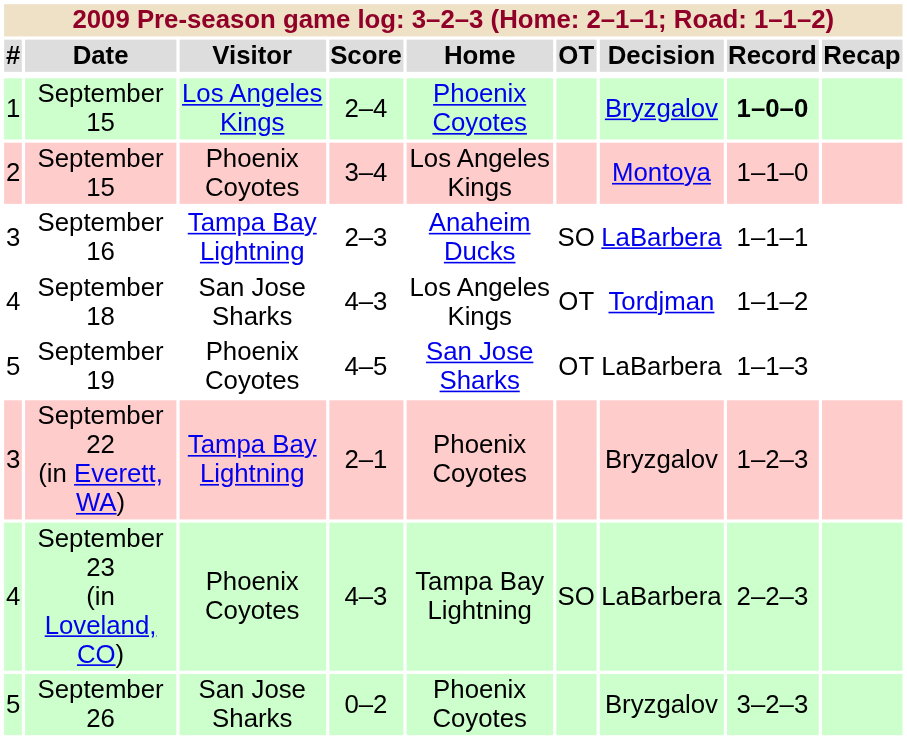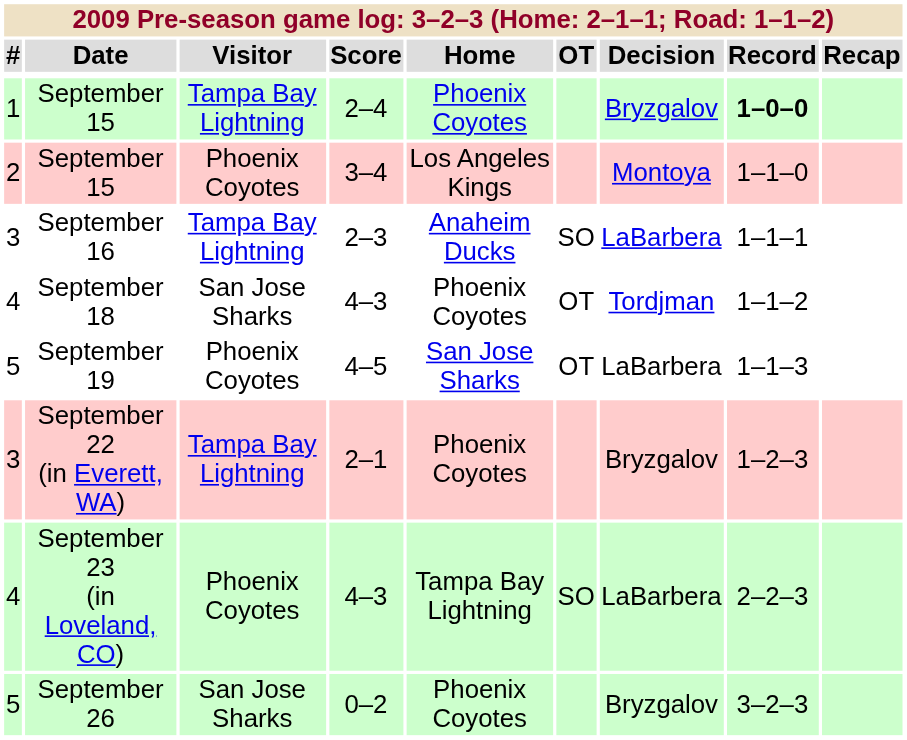(252, 108) Los Angeles Kings -> (252, 108) Tampa Bay Lightning
(480, 301) Los Angeles Kings -> (480, 301) Phoenix Coyotes
